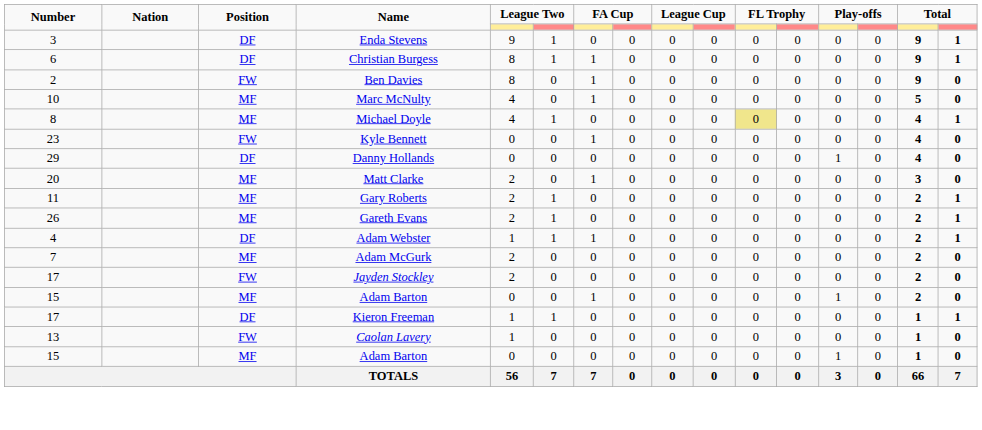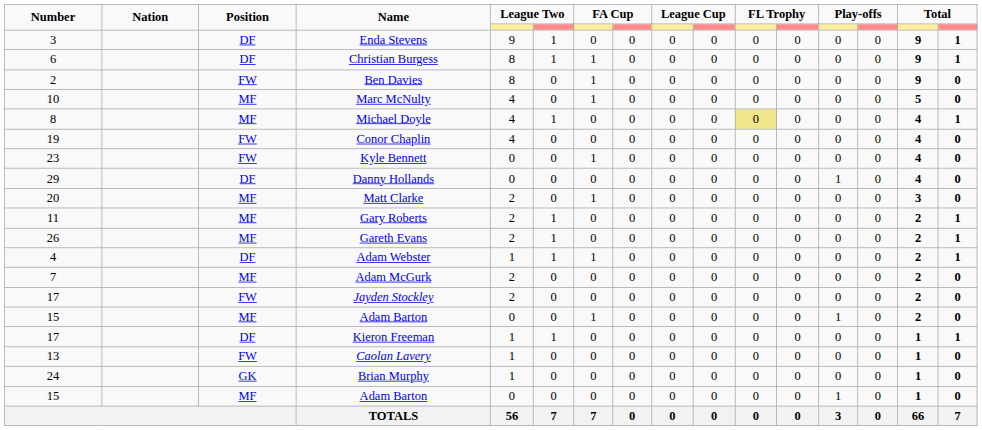+ row: (53, 138)
+ row: (53, 376)
